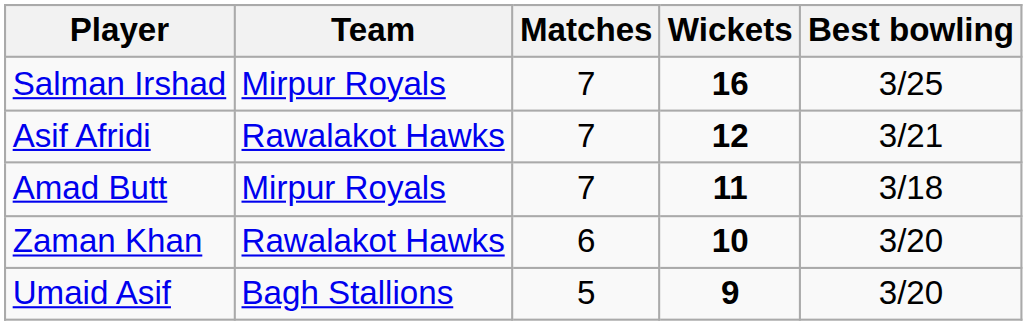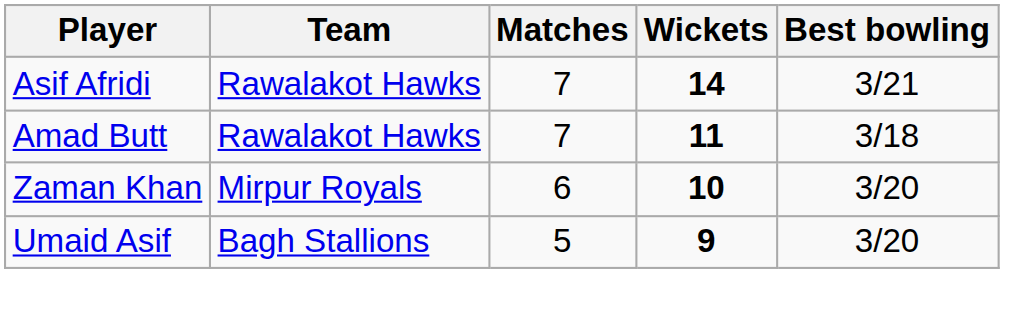- row: (119, 83)
(730, 135) 12 -> (706, 83) 14
(344, 188) Mirpur Royals -> (349, 135) Rawalakot Hawks
(373, 240) Rawalakot Hawks -> (320, 188) Mirpur Royals
